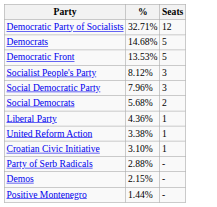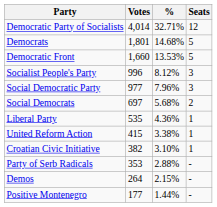+ column: (139, 12)
